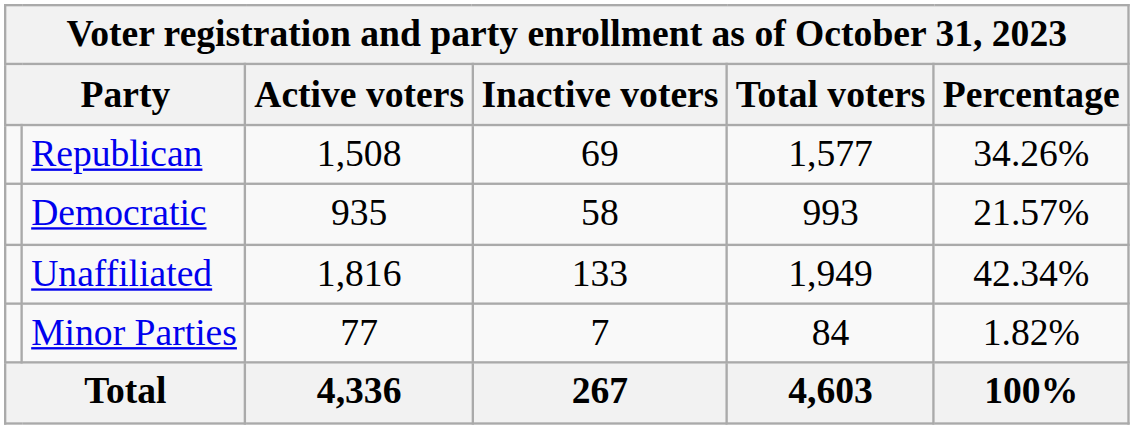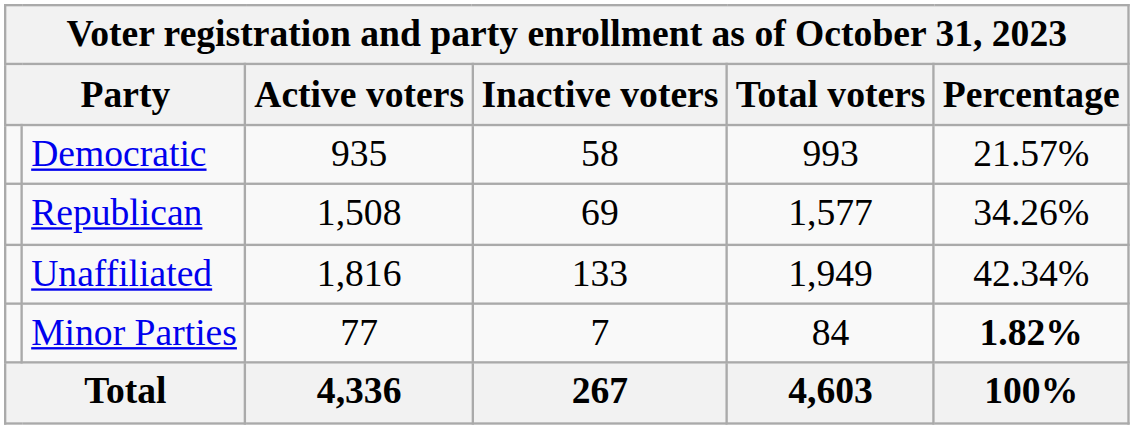rows swapped: (117, 153) <-> (119, 213)
(1031, 332) normal -> (1031, 332) bold
